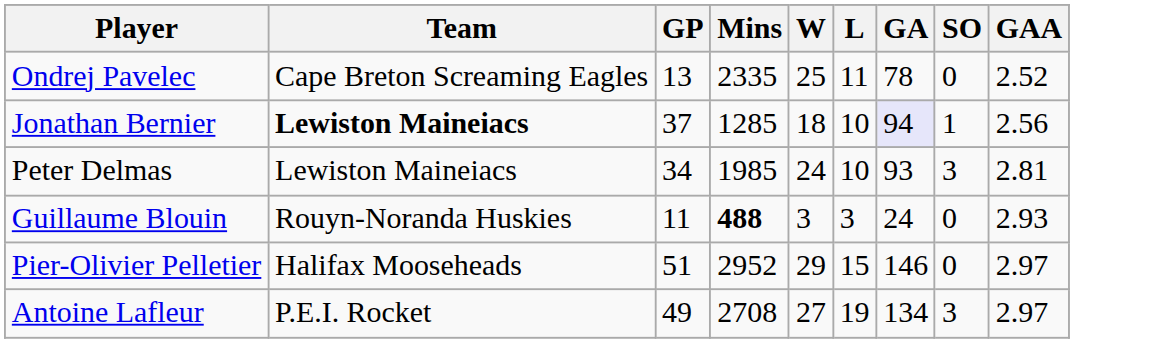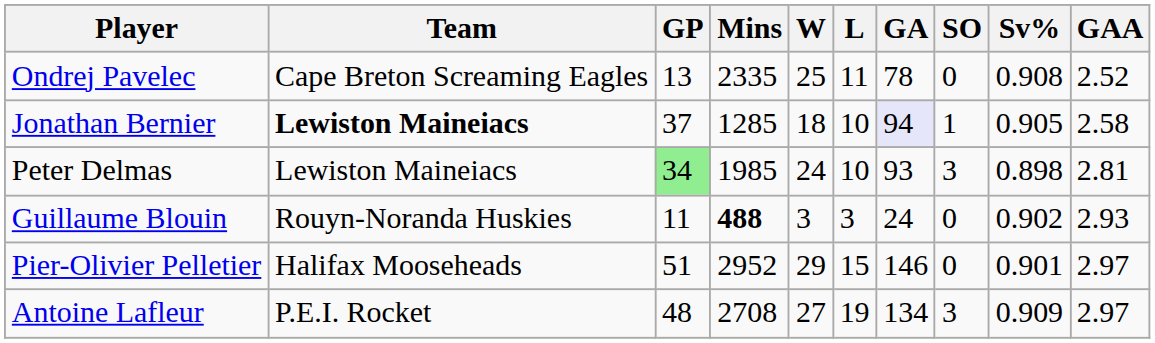+ column: (1029, 28)
(1022, 123) 2.56 -> (1103, 123) 2.58
(677, 170) no background -> (677, 170) lightgreen background
(677, 312) 49 -> (677, 312) 48
